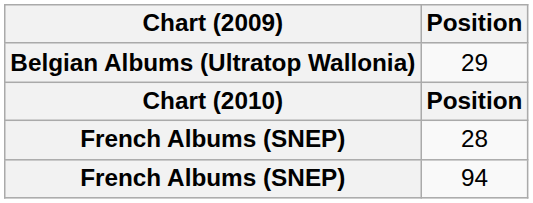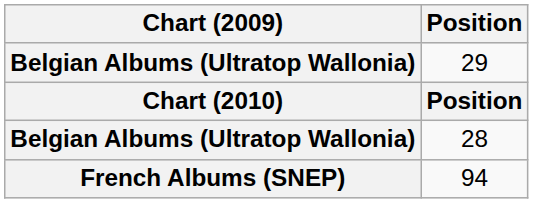(213, 139) French Albums (SNEP) -> (213, 139) Belgian Albums (Ultratop Wallonia)
